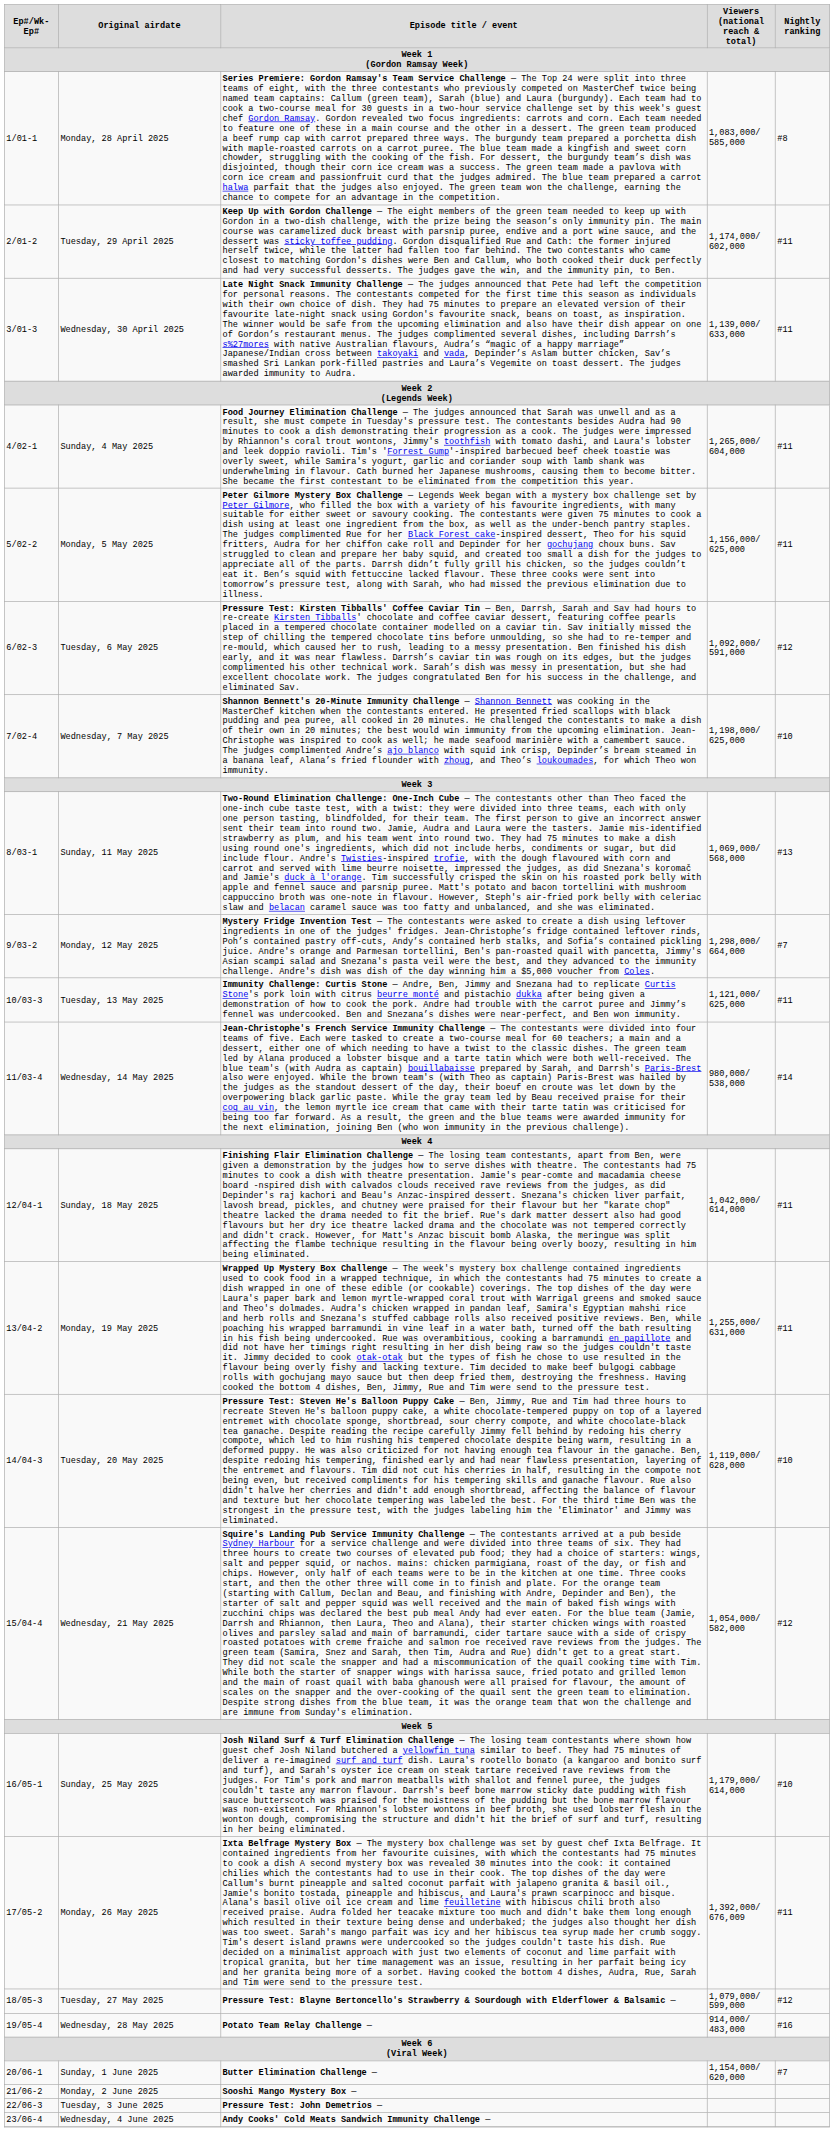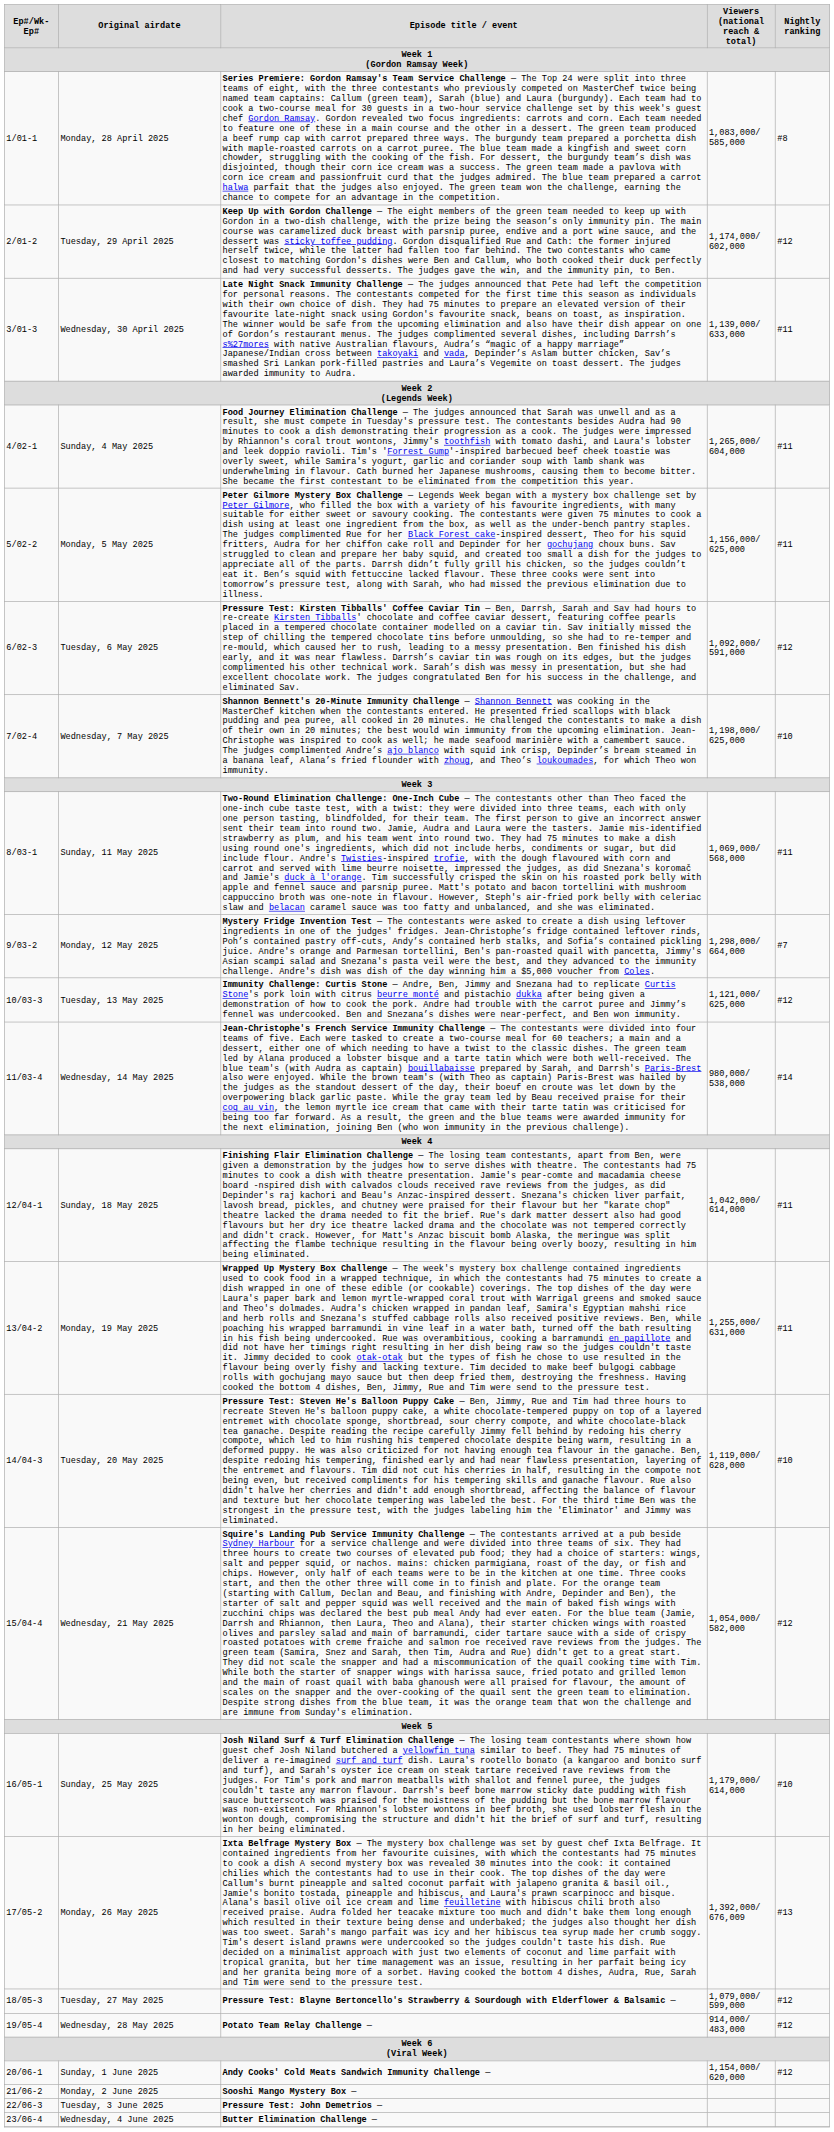(785, 241) #11 -> (785, 241) #12
(785, 853) #13 -> (785, 853) #11
(785, 1000) #11 -> (785, 1000) #12
(785, 1913) #11 -> (785, 1913) #13
(785, 2025) #16 -> (785, 2025) #12
(300, 2073) Butter Elimination Challenge — -> (356, 2073) Andy Cooks' Cold Meats Sandwich Immunity Challenge —
(782, 2073) #7 -> (785, 2073) #12
(356, 2120) Andy Cooks' Cold Meats Sandwich Immunity Challenge — -> (300, 2120) Butter Elimination Challenge —
